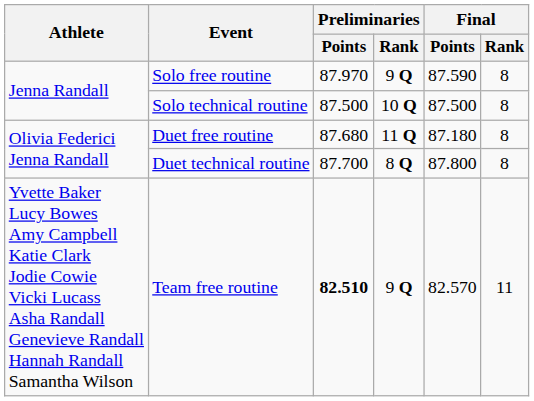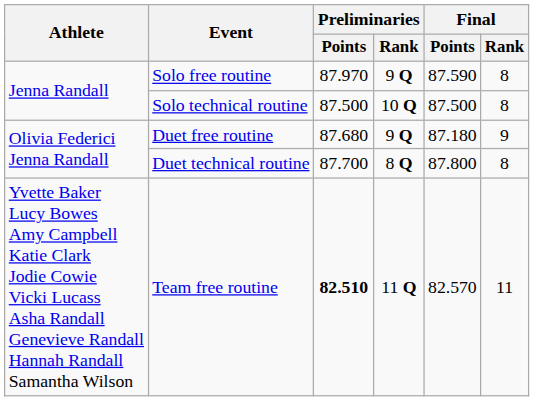(399, 134) 11 Q -> (399, 134) 9 Q
(504, 134) 8 -> (504, 134) 9
(399, 287) 9 Q -> (399, 287) 11 Q
